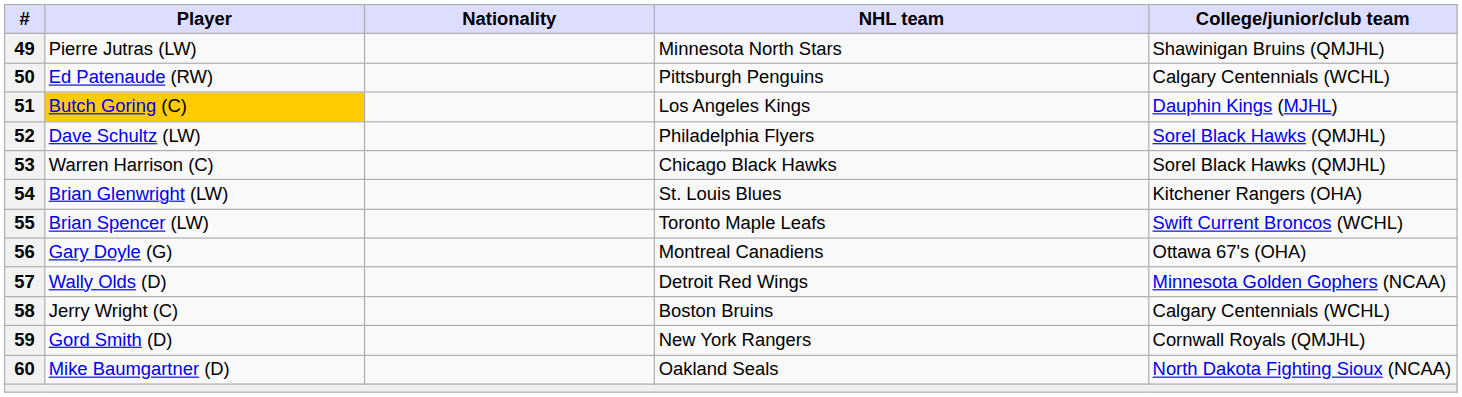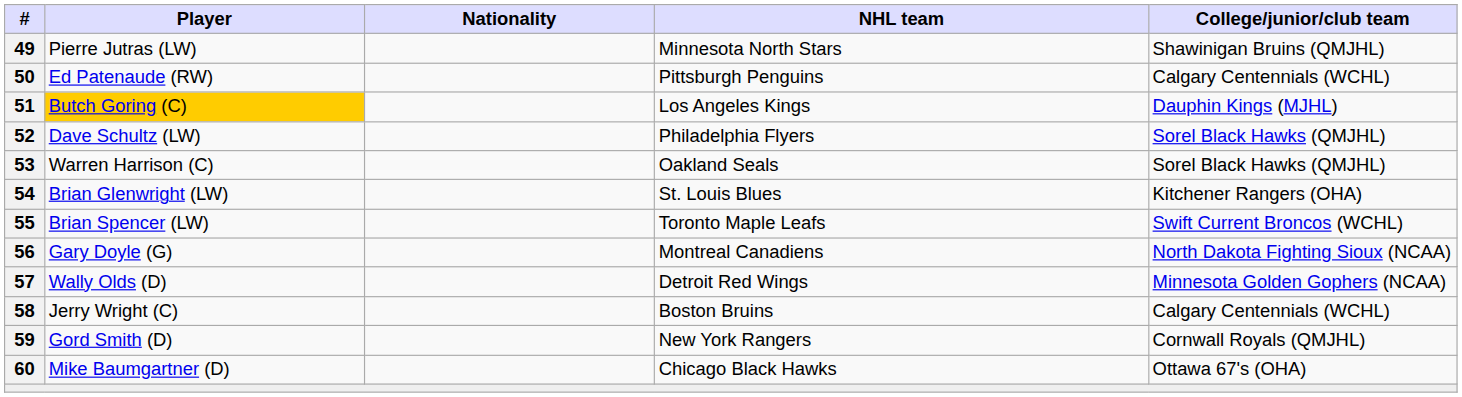(748, 164) Chicago Black Hawks -> (719, 164) Oakland Seals
(1230, 252) Ottawa 67's (OHA) -> (1302, 252) North Dakota Fighting Sioux (NCAA)
(719, 369) Oakland Seals -> (748, 369) Chicago Black Hawks
(1302, 369) North Dakota Fighting Sioux (NCAA) -> (1230, 369) Ottawa 67's (OHA)
